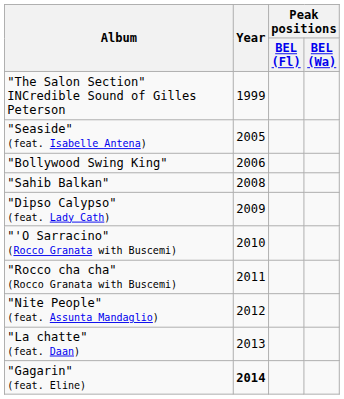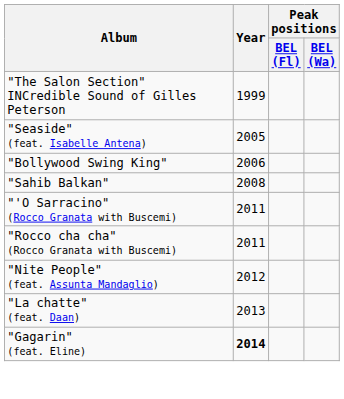- row: (62, 209)
(251, 243) 2010 -> (251, 209) 2011
